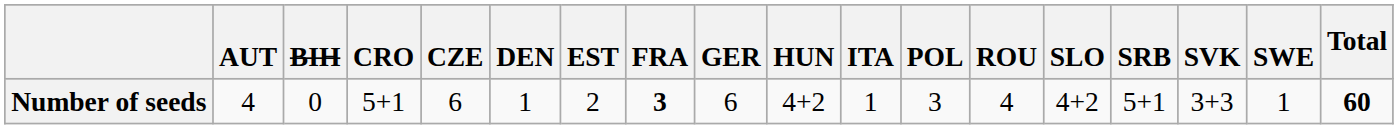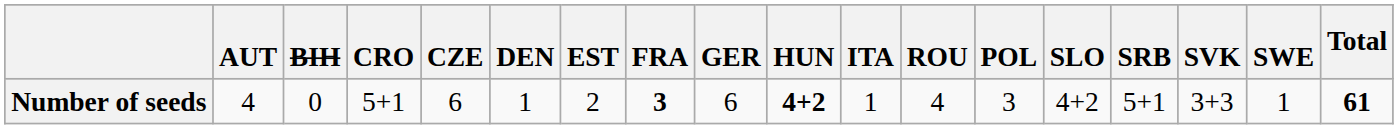columns swapped: (935, 57) <-> (1007, 57)
(804, 100) normal -> (804, 100) bold
(1357, 100) 60 -> (1357, 100) 61
